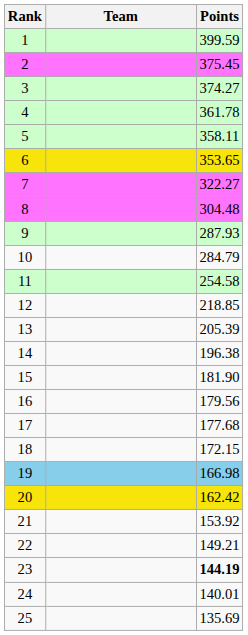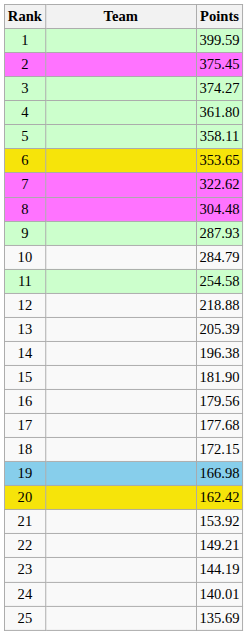(220, 112) 361.78 -> (220, 112) 361.80
(220, 185) 322.27 -> (220, 185) 322.62
(220, 305) 218.85 -> (220, 305) 218.88
(220, 570) bold -> (220, 570) normal
